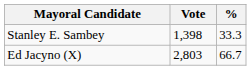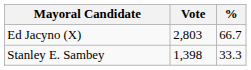rows swapped: (44, 55) <-> (56, 34)
